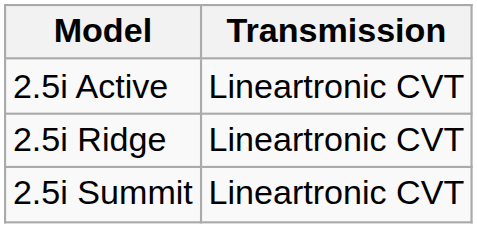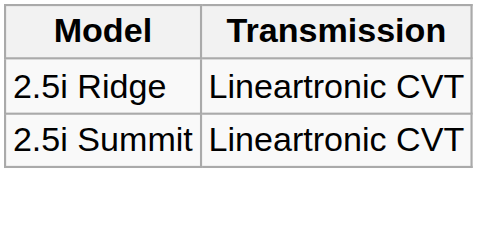- row: (91, 85)
